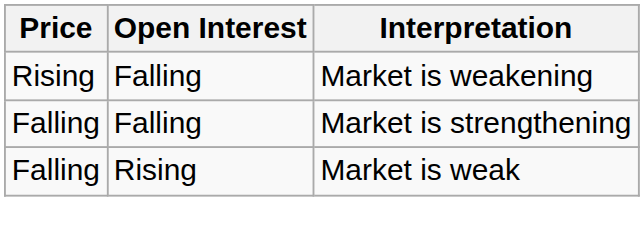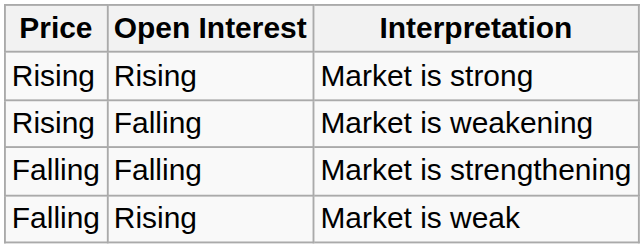+ row: (427, 75)
